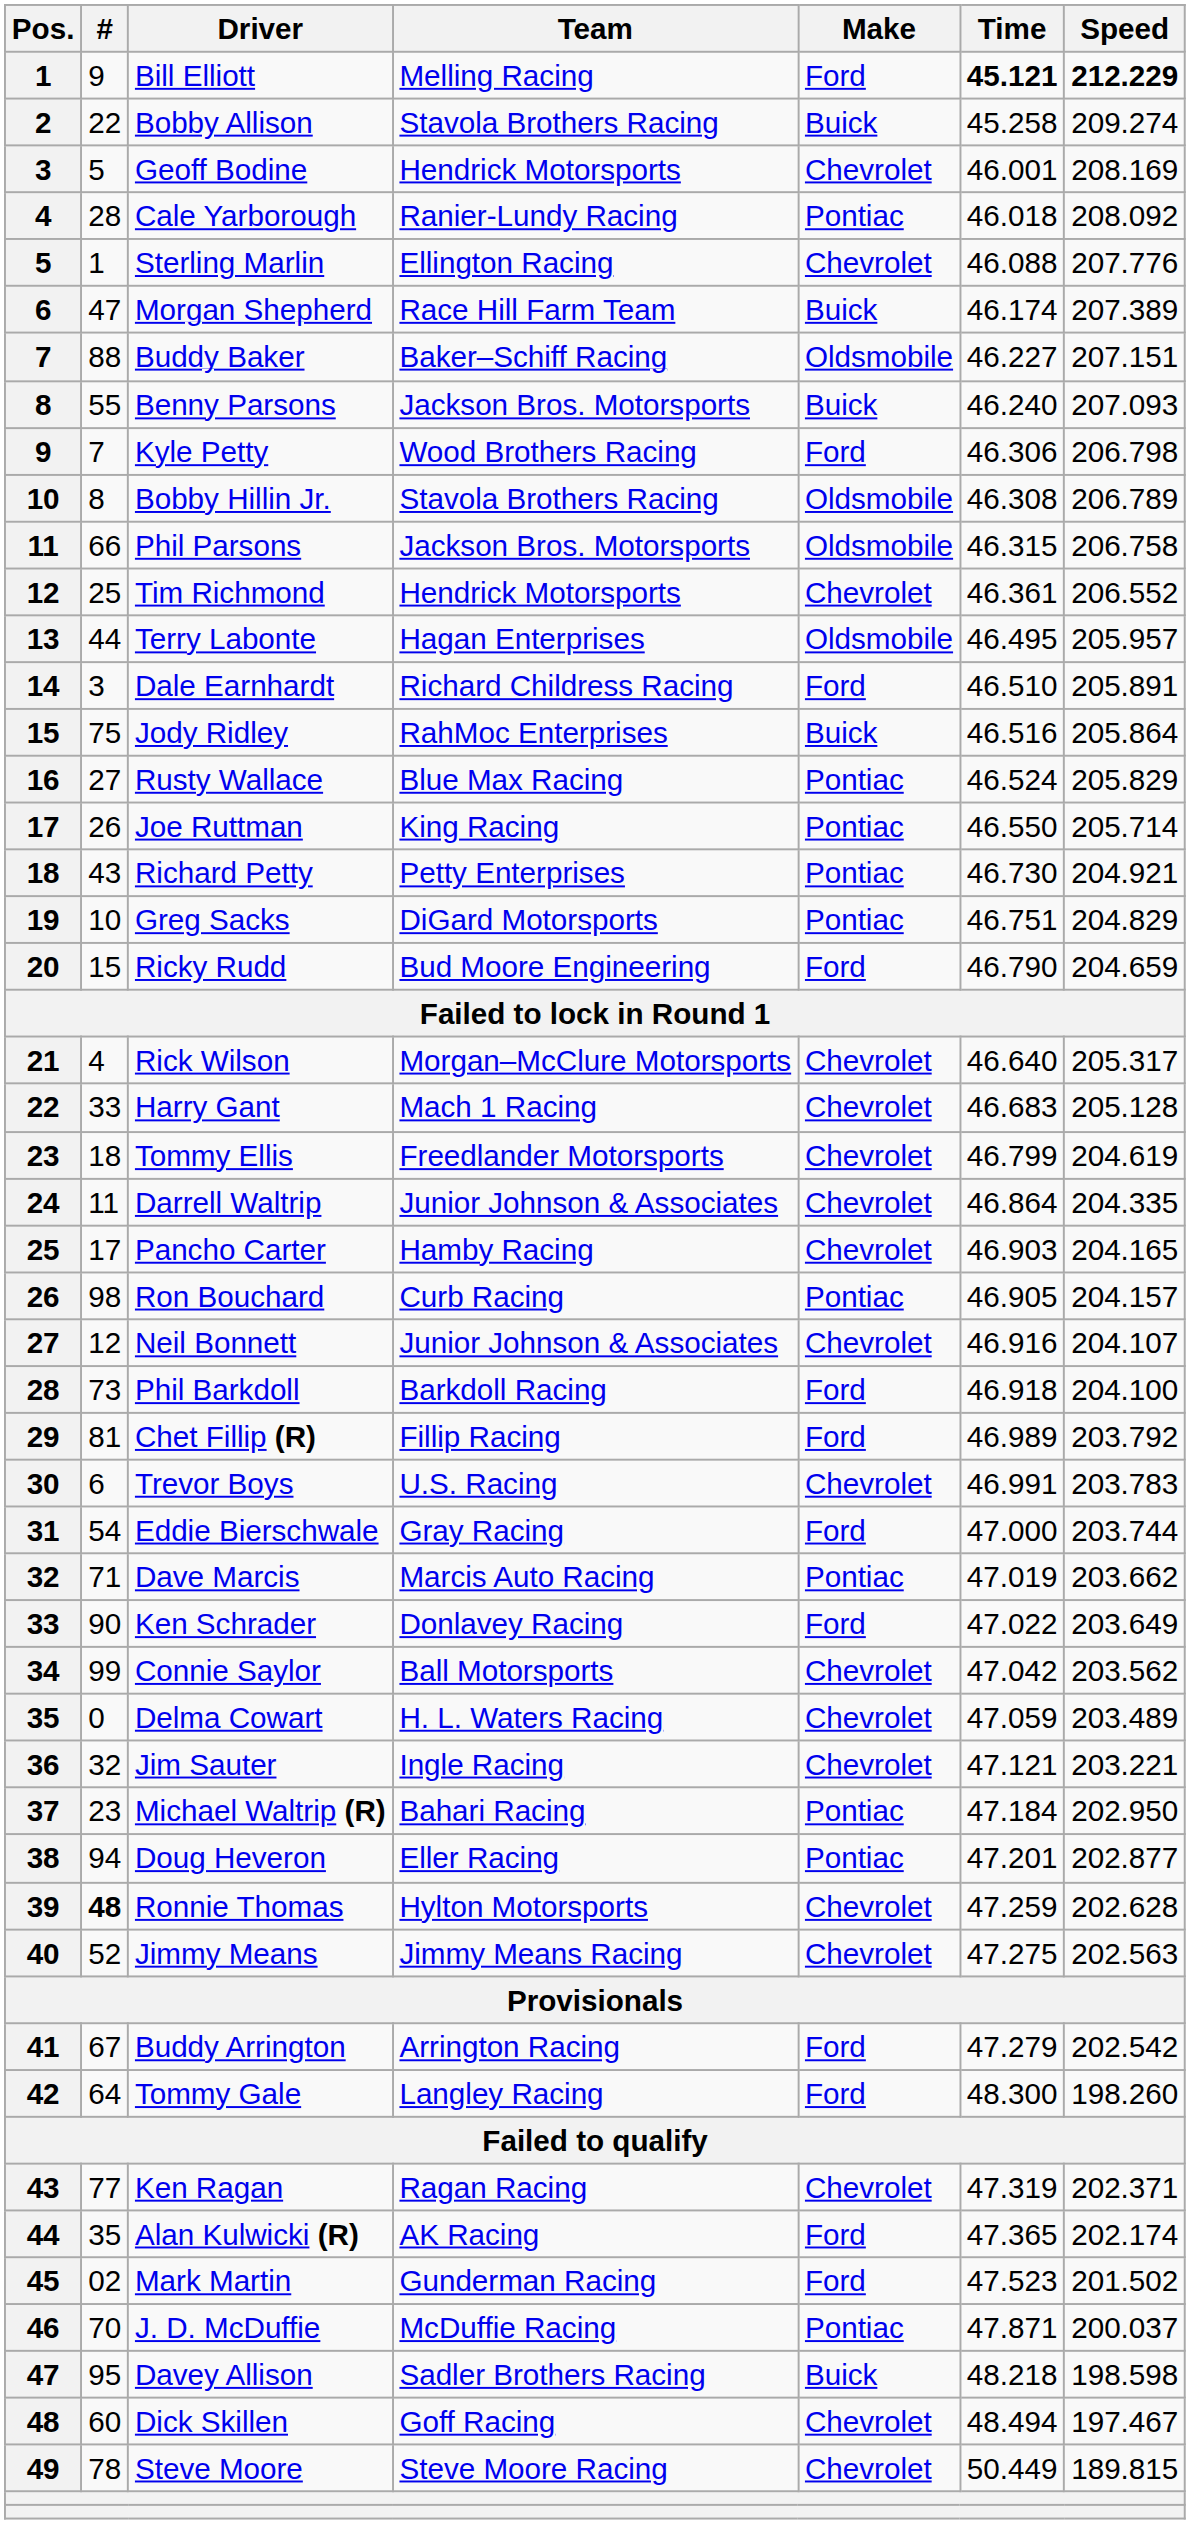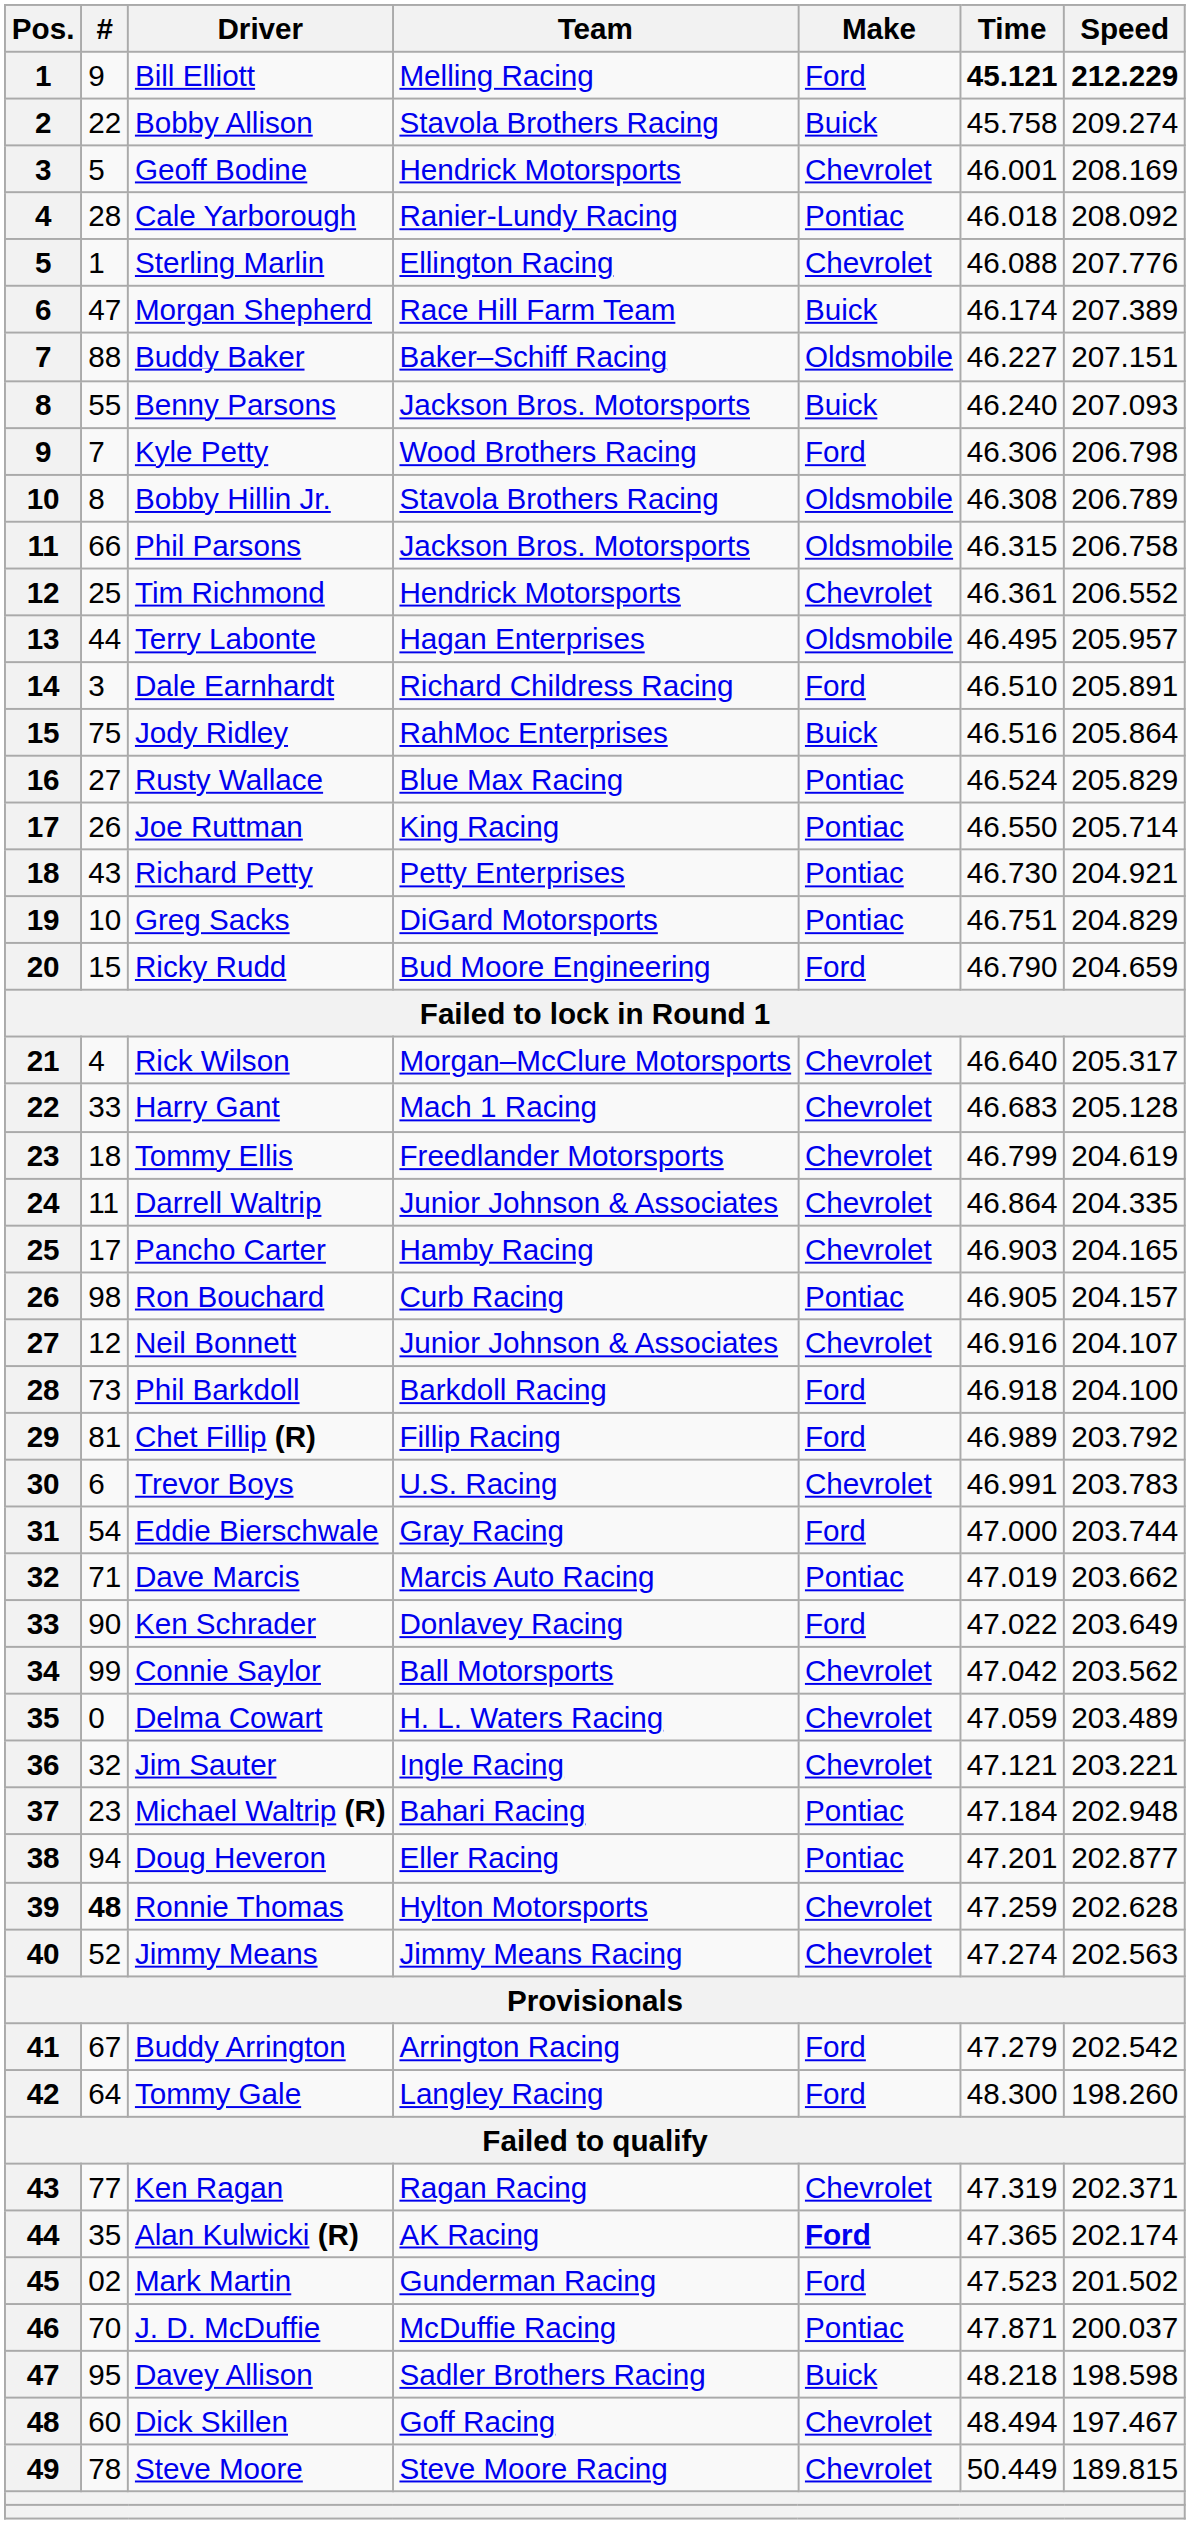(1012, 122) 45.258 -> (1012, 122) 45.758
(1125, 1812) 202.950 -> (1125, 1812) 202.948
(1012, 1952) 47.275 -> (1012, 1952) 47.274
(835, 2234) normal -> (838, 2234) bold
